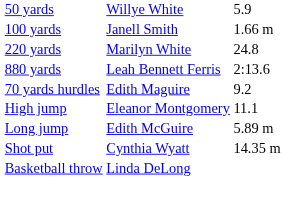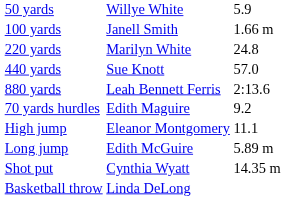+ row: (33, 69)
